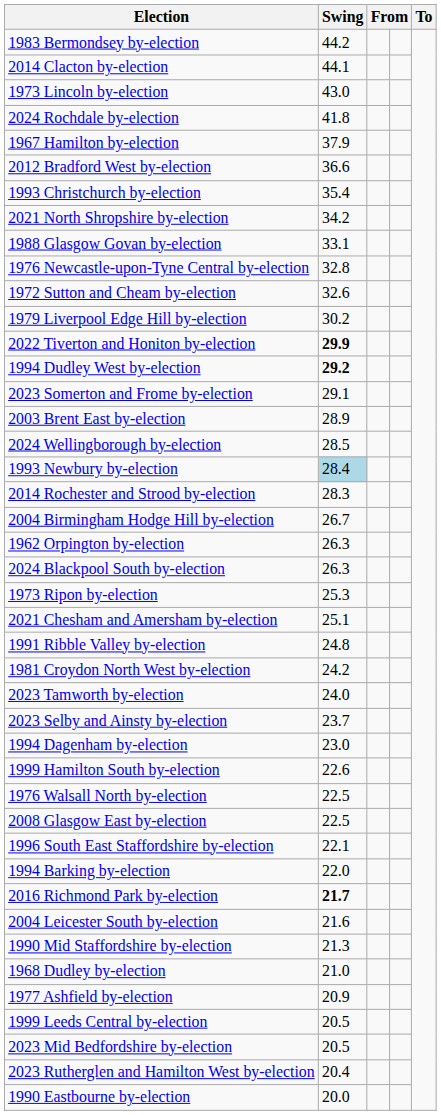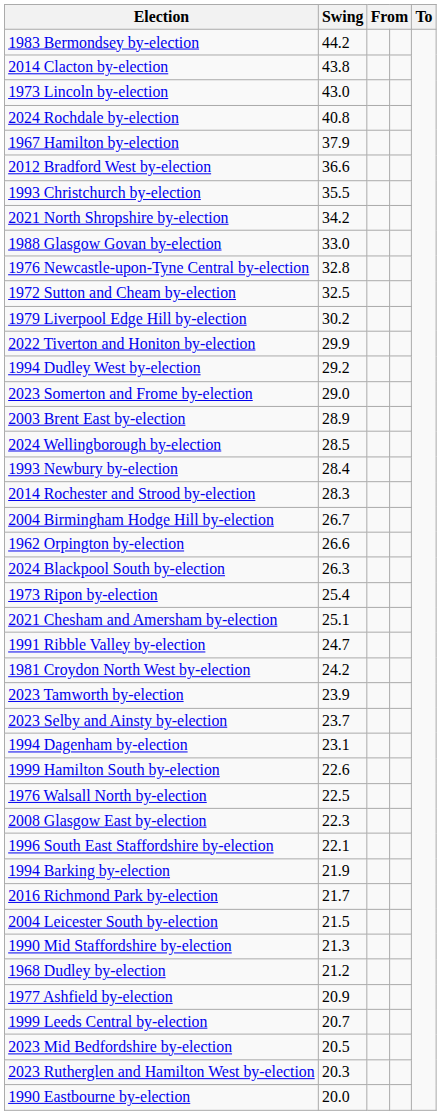(336, 67) 44.1 -> (336, 67) 43.8
(336, 117) 41.8 -> (336, 117) 40.8
(336, 192) 35.4 -> (336, 192) 35.5
(336, 243) 33.1 -> (336, 243) 33.0
(336, 293) 32.6 -> (336, 293) 32.5
(336, 343) bold -> (336, 343) normal
(336, 368) bold -> (336, 368) normal
(336, 393) 29.1 -> (336, 393) 29.0
(336, 469) lightblue background -> (336, 469) no background
(336, 544) 26.3 -> (336, 544) 26.6
(336, 594) 25.3 -> (336, 594) 25.4
(336, 645) 24.8 -> (336, 645) 24.7
(336, 695) 24.0 -> (336, 695) 23.9
(336, 745) 23.0 -> (336, 745) 23.1
(336, 820) 22.5 -> (336, 820) 22.3
(336, 871) 22.0 -> (336, 871) 21.9
(336, 896) bold -> (336, 896) normal
(336, 921) 21.6 -> (336, 921) 21.5
(336, 971) 21.0 -> (336, 971) 21.2
(336, 1021) 20.5 -> (336, 1021) 20.7
(336, 1072) 20.4 -> (336, 1072) 20.3
